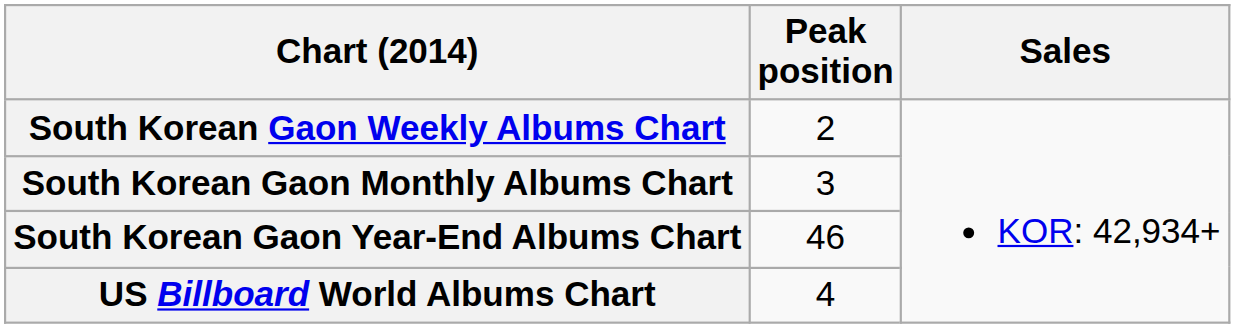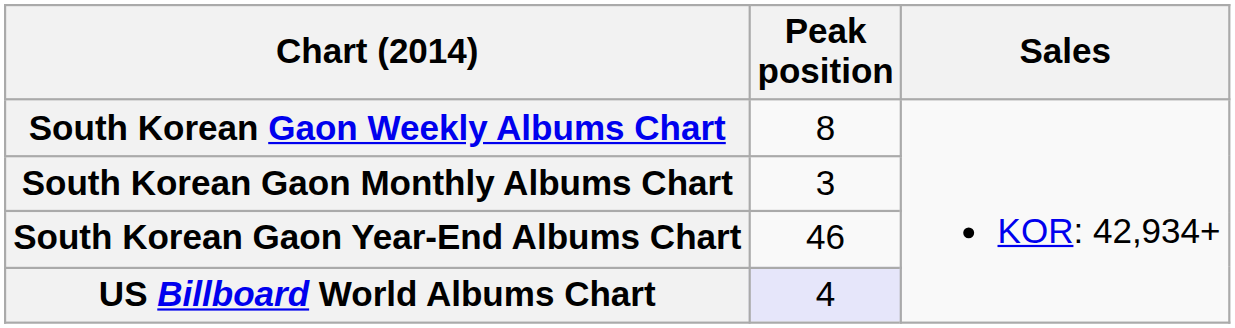(826, 127) 2 -> (826, 127) 8
(826, 293) no background -> (826, 293) lavender background
